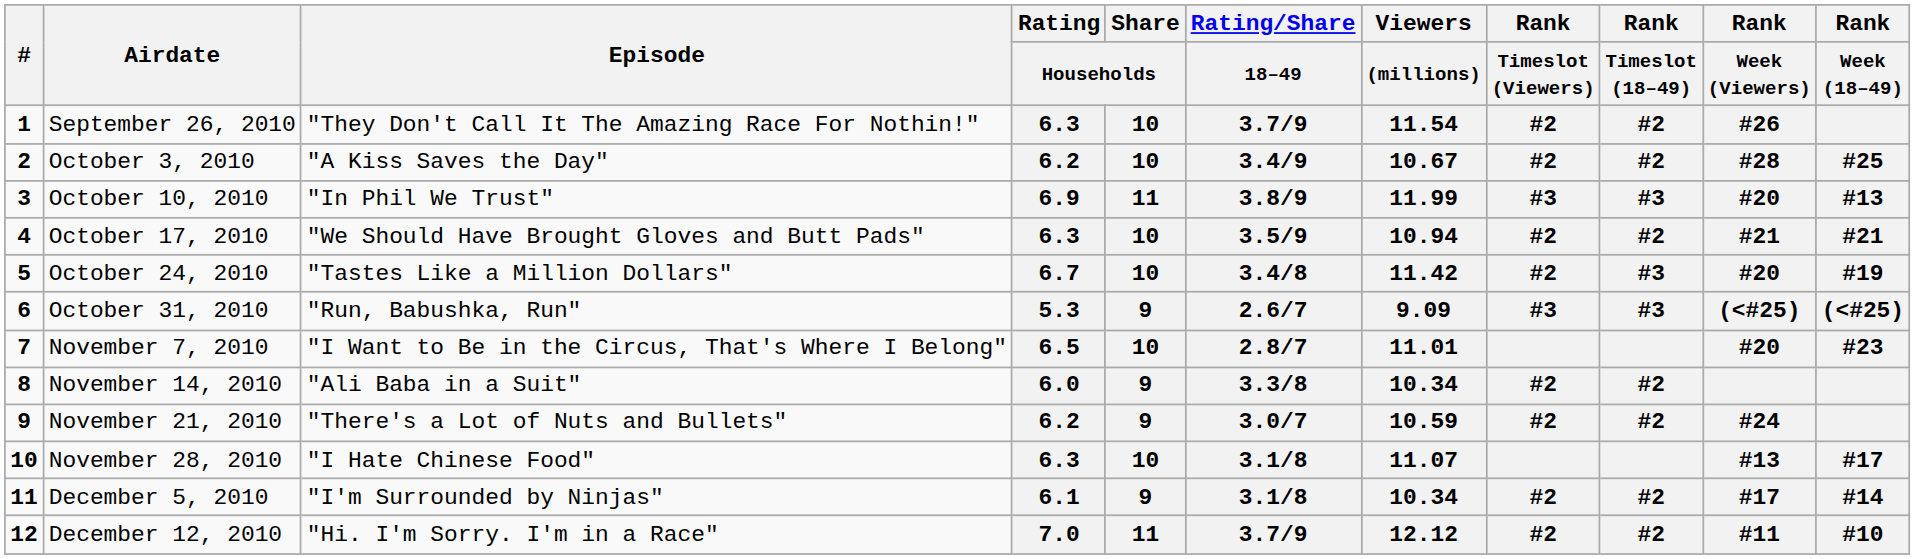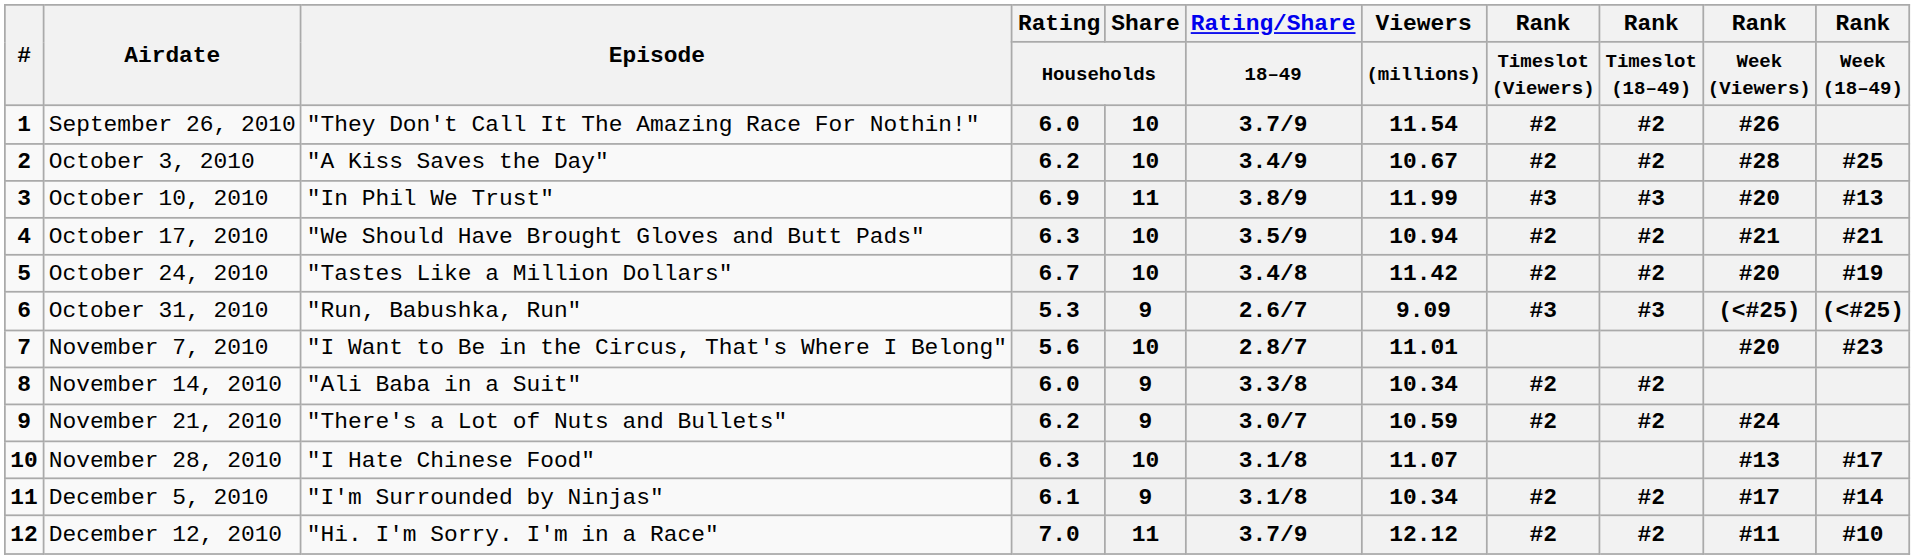(1059, 125) 6.3 -> (1059, 125) 6.0
(1651, 274) #3 -> (1651, 274) #2
(1059, 348) 6.5 -> (1059, 348) 5.6
